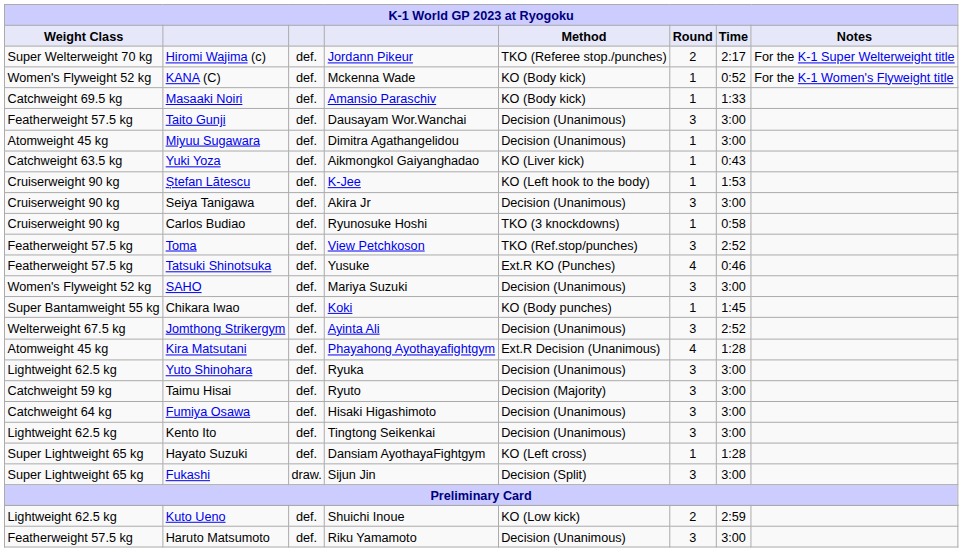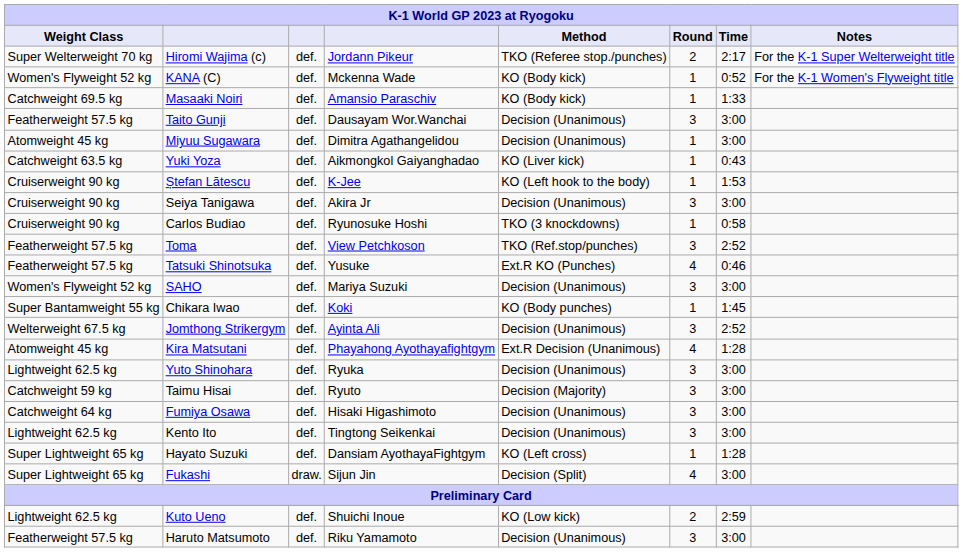(693, 474) 3 -> (693, 474) 4
